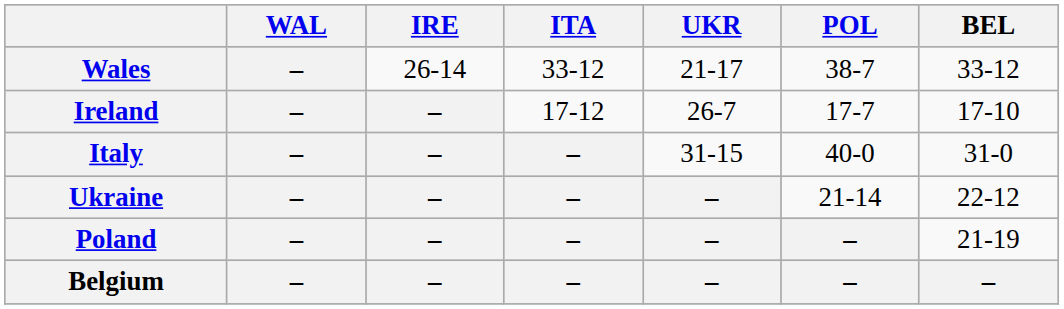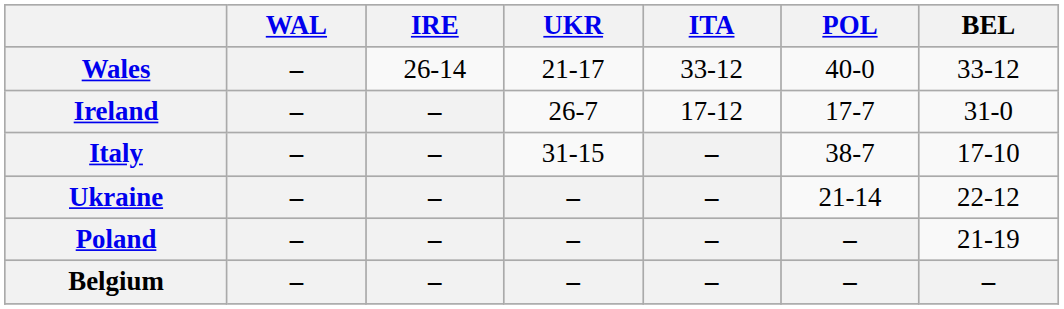columns swapped: (573, 25) <-> (712, 25)
(850, 68) 38-7 -> (850, 68) 40-0
(988, 111) 17-10 -> (988, 111) 31-0
(850, 153) 40-0 -> (850, 153) 38-7
(988, 153) 31-0 -> (988, 153) 17-10
